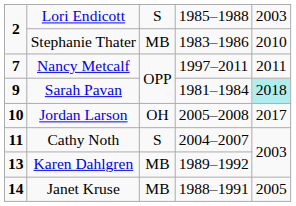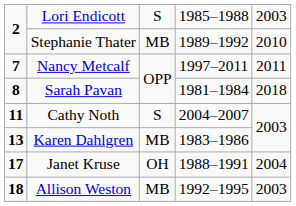(214, 41) 1983–1986 -> (214, 41) 1989–1992
(16, 90) 9 -> (16, 90) 8
(271, 90) paleturquoise background -> (271, 90) no background
- row: (83, 115)
(214, 164) 1989–1992 -> (214, 139) 1983–1986
(16, 189) 14 -> (16, 164) 17
(157, 189) MB -> (157, 164) OH
(271, 189) 2005 -> (271, 164) 2004
+ row: (83, 189)
